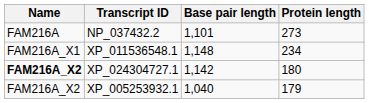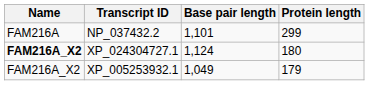(291, 32) 273 -> (291, 32) 299
- row: (132, 51)
(199, 70) 1,142 -> (199, 51) 1,124
(199, 88) 1,040 -> (199, 70) 1,049
